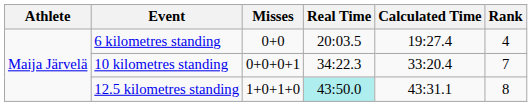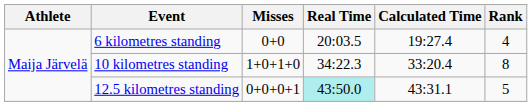(273, 65) 0+0+0+1 -> (273, 65) 1+0+1+0
(506, 65) 7 -> (506, 65) 8
(273, 89) 1+0+1+0 -> (273, 89) 0+0+0+1
(506, 89) 8 -> (506, 89) 5
